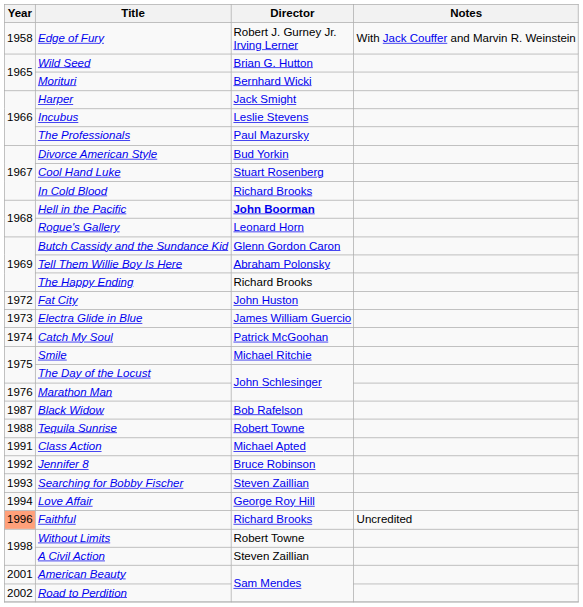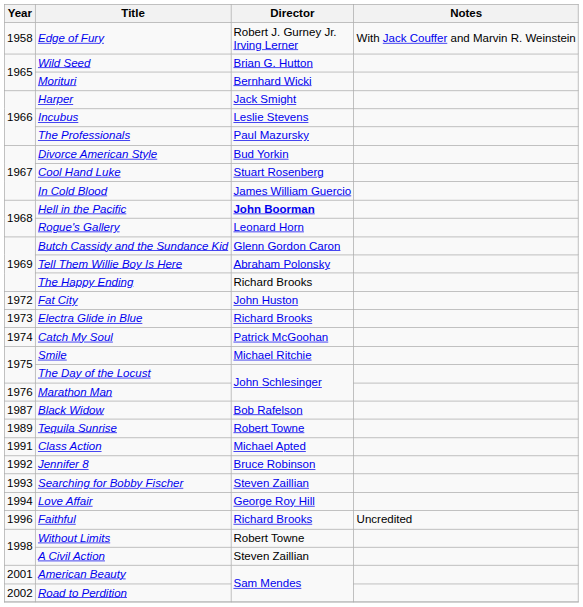(273, 191) Richard Brooks -> (292, 191) James William Guercio
(292, 318) James William Guercio -> (273, 318) Richard Brooks
(20, 428) 1988 -> (20, 428) 1989
(20, 519) lightsalmon background -> (20, 519) no background
